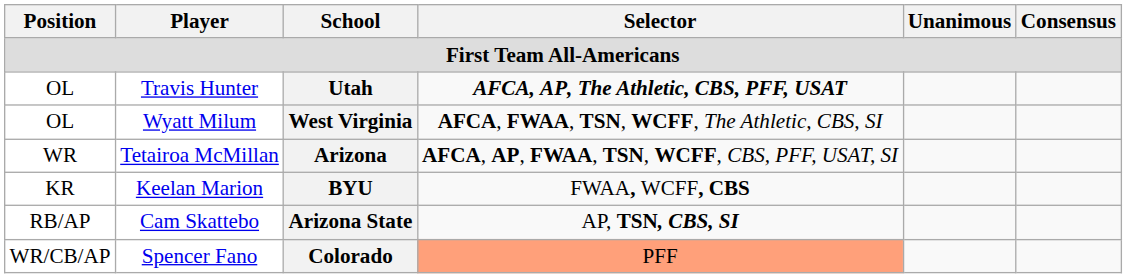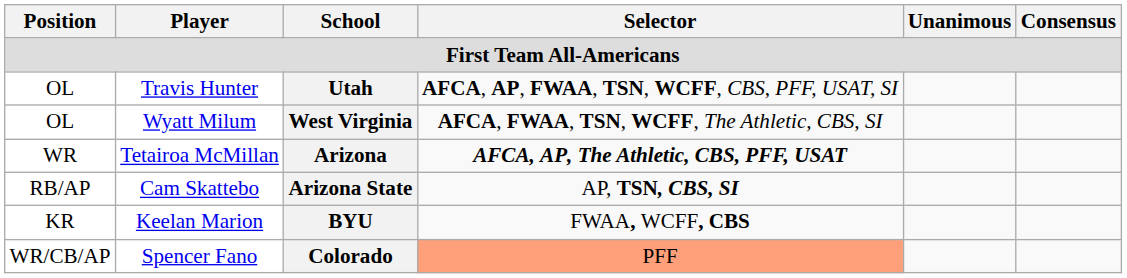(660, 88) AFCA, AP, The Athletic, CBS, PFF, USAT -> (660, 88) AFCA, AP, FWAA, TSN, WCFF, CBS, PFF, USAT, SI
(660, 155) AFCA, AP, FWAA, TSN, WCFF, CBS, PFF, USAT, SI -> (660, 155) AFCA, AP, The Athletic, CBS, PFF, USAT
rows swapped: (200, 188) <-> (200, 222)
